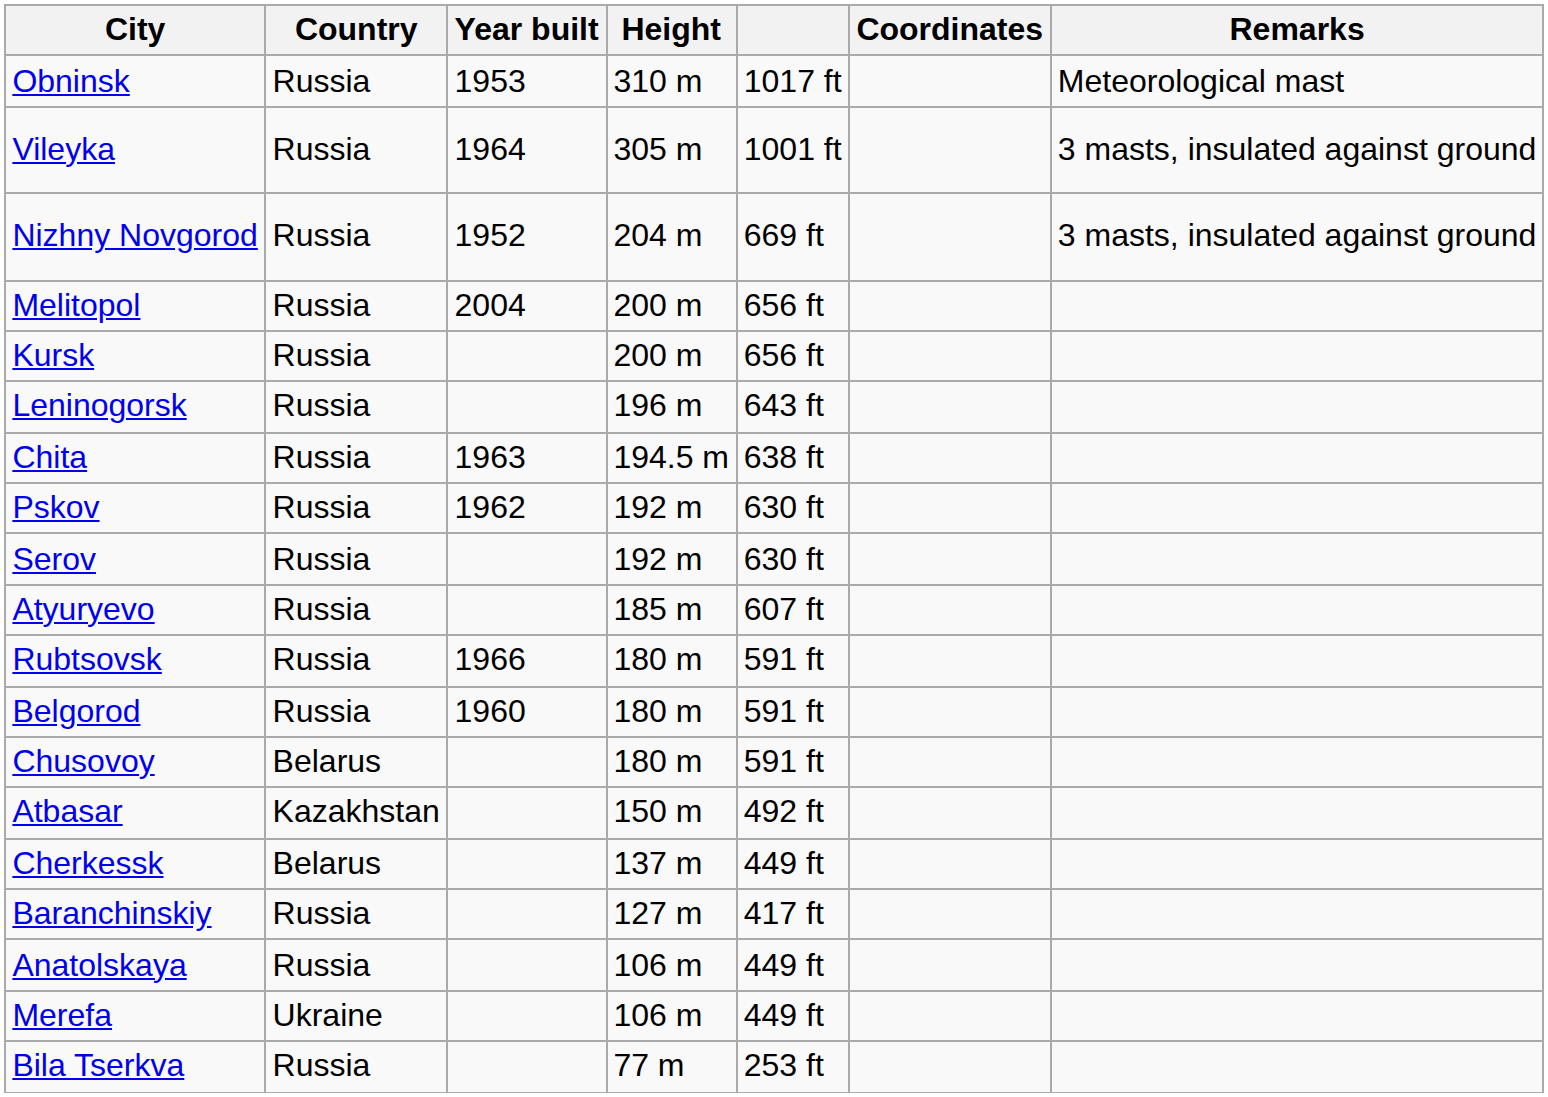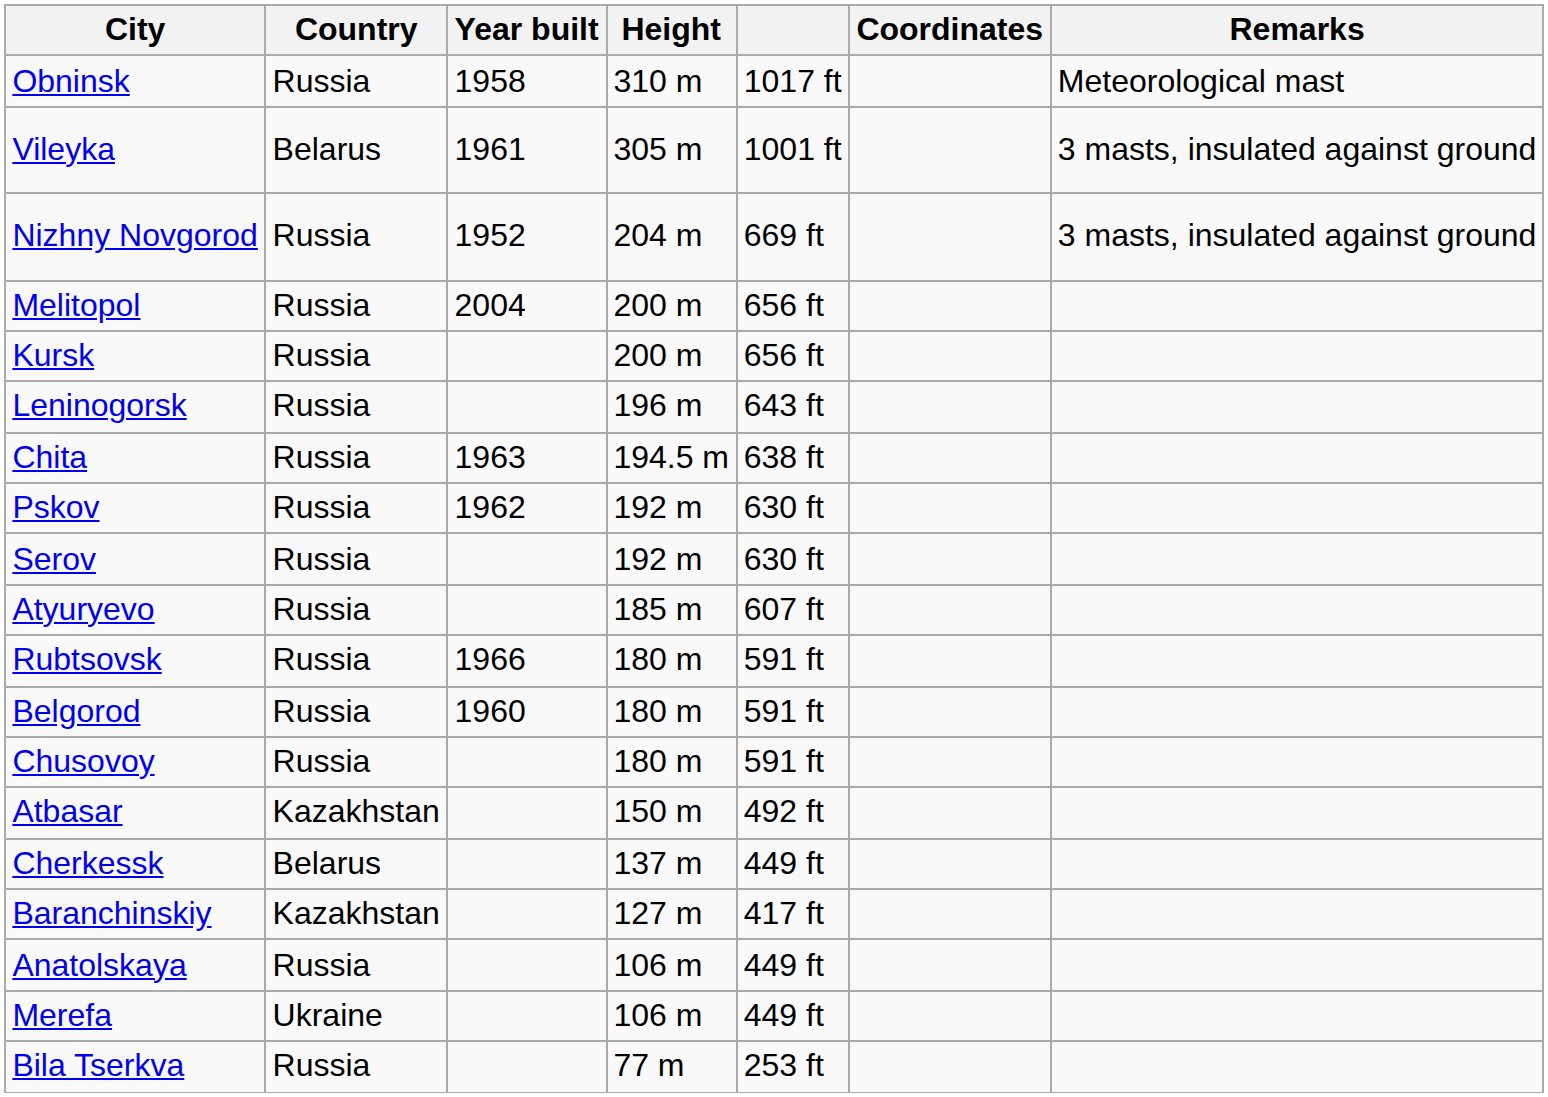(490, 80) 1953 -> (490, 80) 1958
(322, 149) Russia -> (327, 149) Belarus
(490, 149) 1964 -> (490, 149) 1961
(327, 761) Belarus -> (322, 761) Russia
(322, 913) Russia -> (356, 913) Kazakhstan
